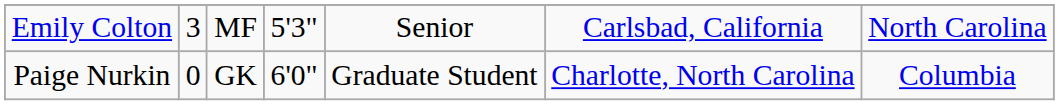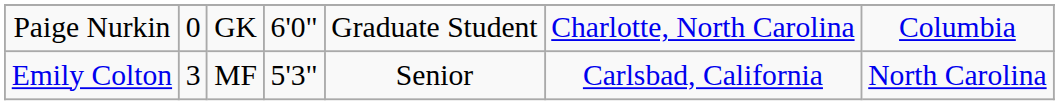rows swapped: (92, 74) <-> (92, 27)
